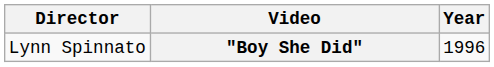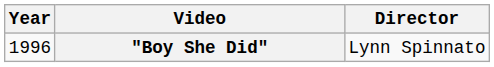columns swapped: (464, 19) <-> (77, 19)
